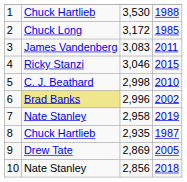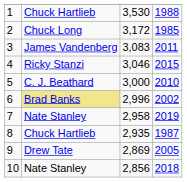(136, 82) 2,998 -> (136, 82) 3,000
